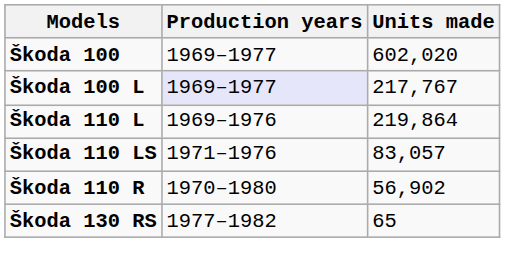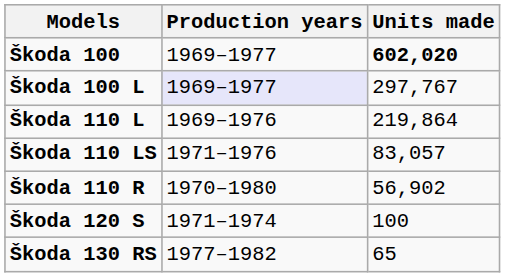(415, 55) normal -> (415, 55) bold
(415, 88) 217,767 -> (415, 88) 297,767
+ row: (77, 221)
